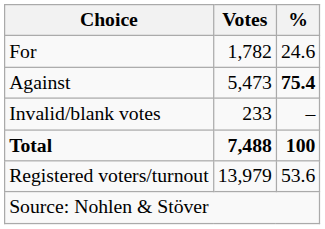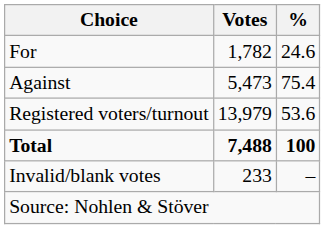(298, 82) bold -> (298, 82) normal
rows swapped: (85, 113) <-> (109, 176)
